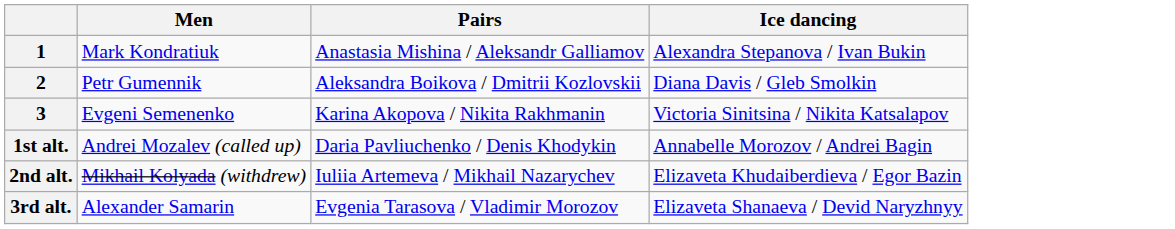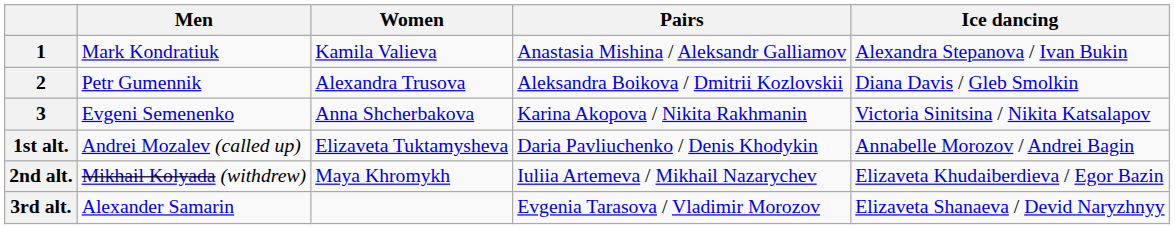+ column: (412, 20)
